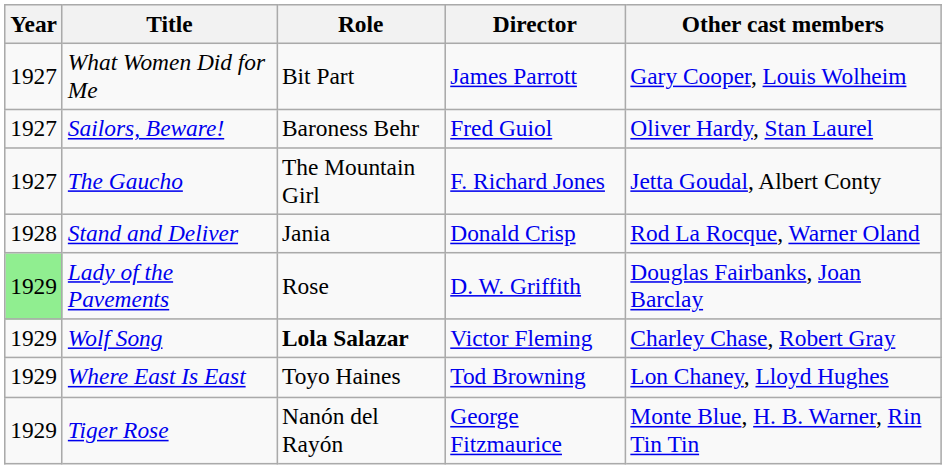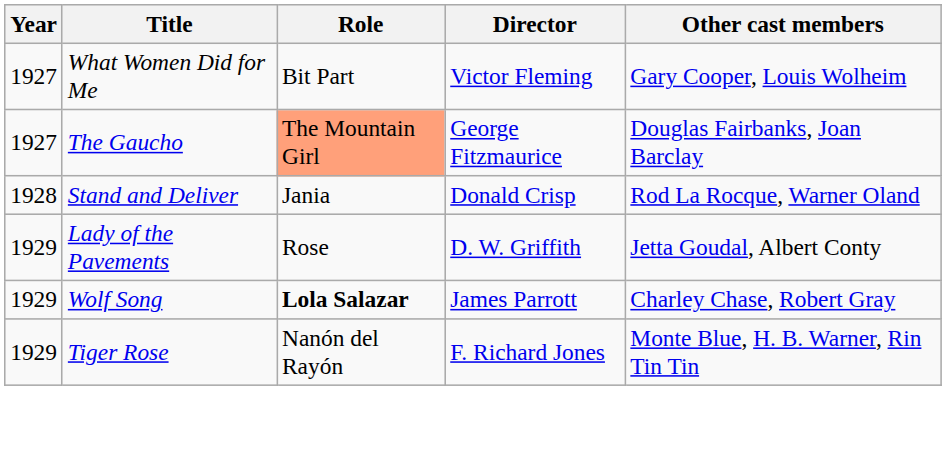(514, 76) James Parrott -> (521, 76) Victor Fleming
- row: (146, 128)
(349, 181) no background -> (349, 142) lightsalmon background
(528, 181) F. Richard Jones -> (506, 142) George Fitzmaurice
(756, 181) Jetta Goudal, Albert Conty -> (746, 142) Douglas Fairbanks, Joan Barclay
(34, 286) lightgreen background -> (34, 247) no background
(746, 286) Douglas Fairbanks, Joan Barclay -> (756, 247) Jetta Goudal, Albert Conty
(521, 338) Victor Fleming -> (514, 300) James Parrott
- row: (157, 377)
(506, 429) George Fitzmaurice -> (528, 352) F. Richard Jones
